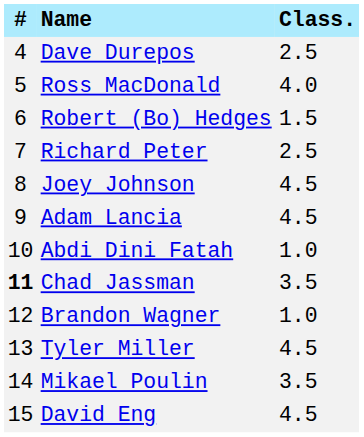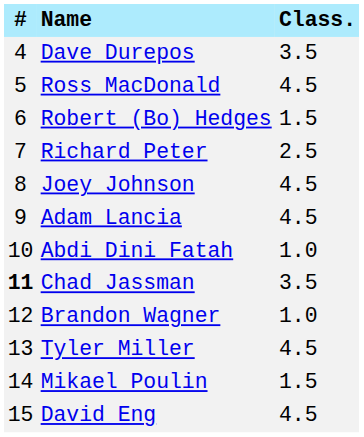(298, 53) 2.5 -> (298, 53) 3.5
(298, 86) 4.0 -> (298, 86) 4.5
(298, 383) 3.5 -> (298, 383) 1.5
